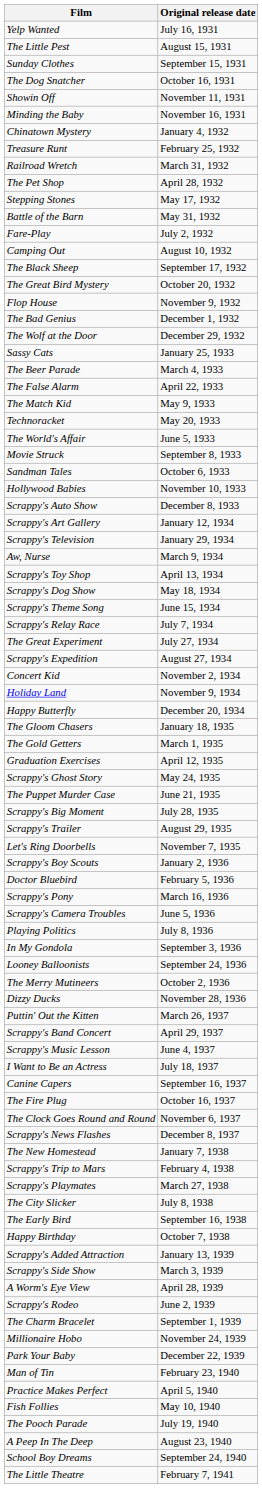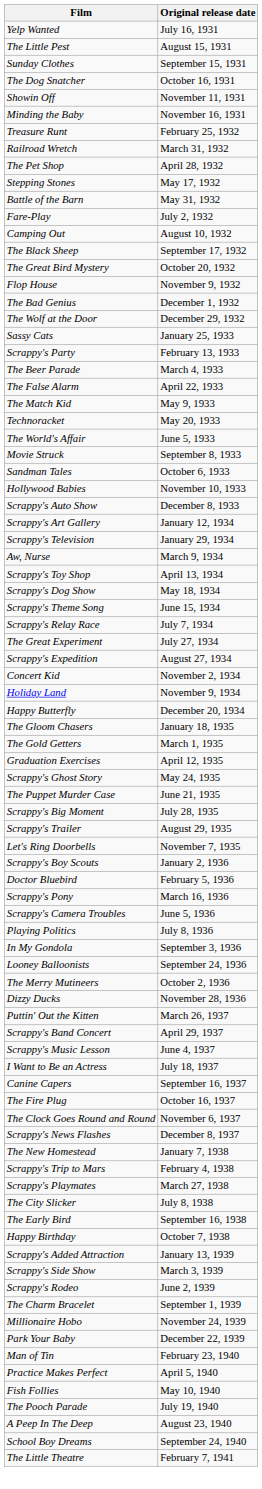- row: (49, 132)
+ row: (41, 353)
- row: (48, 1288)
